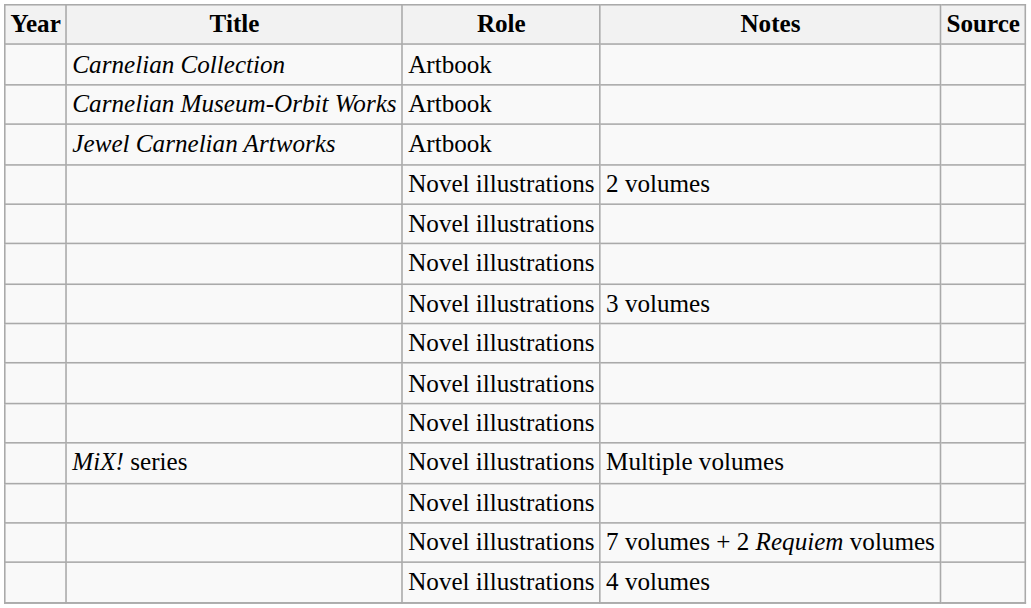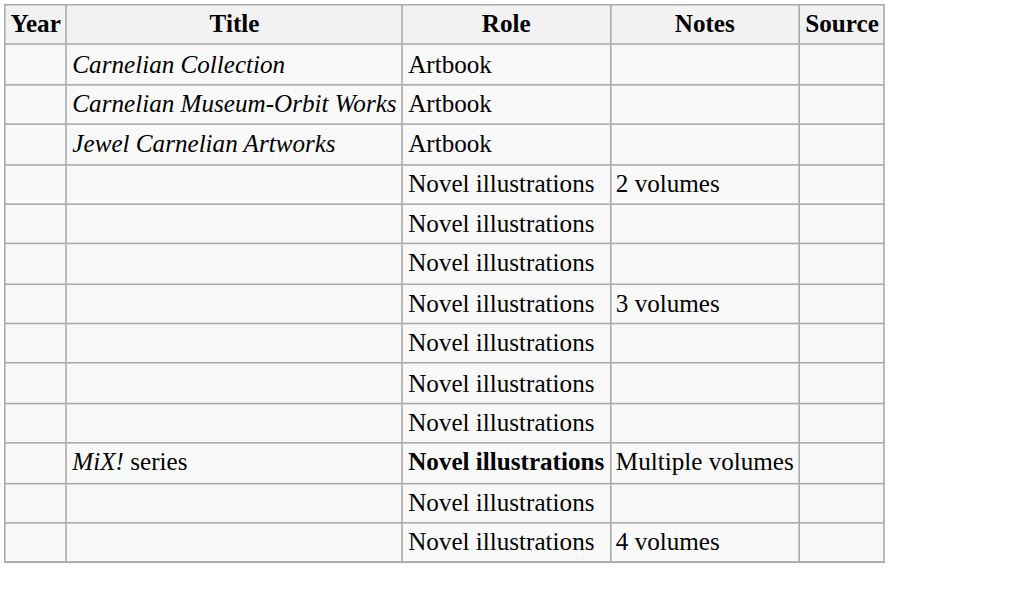(501, 462) normal -> (506, 462) bold
- row: (234, 543)
